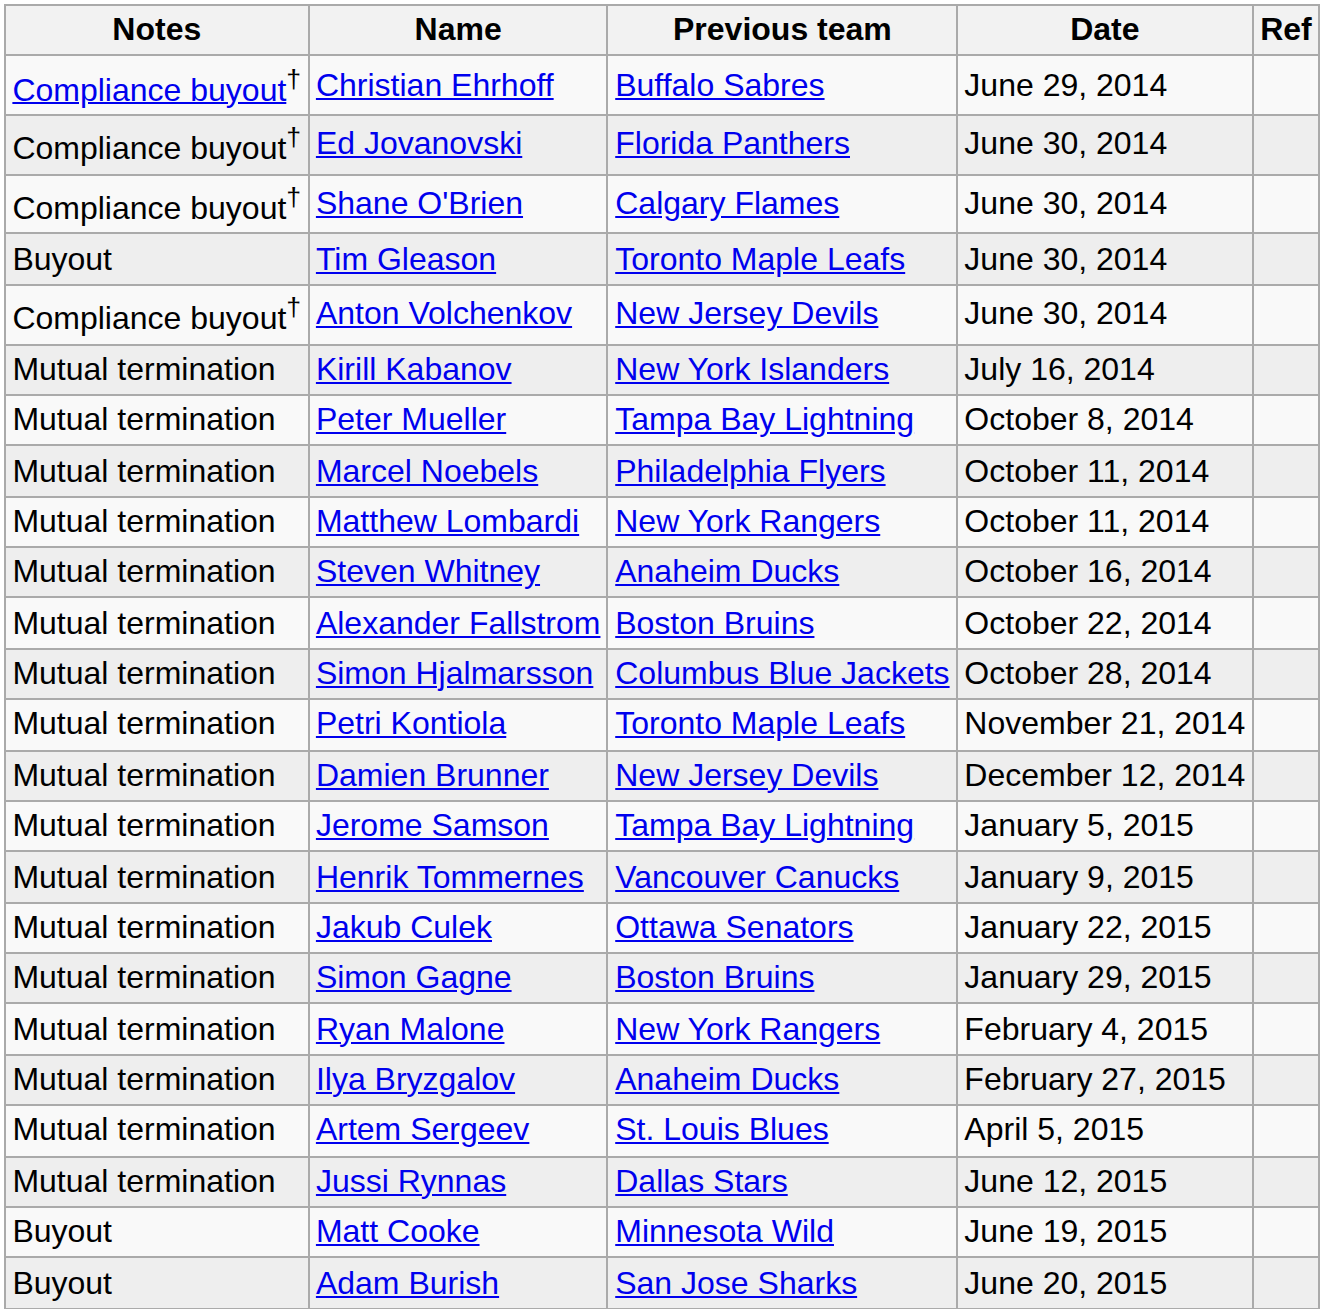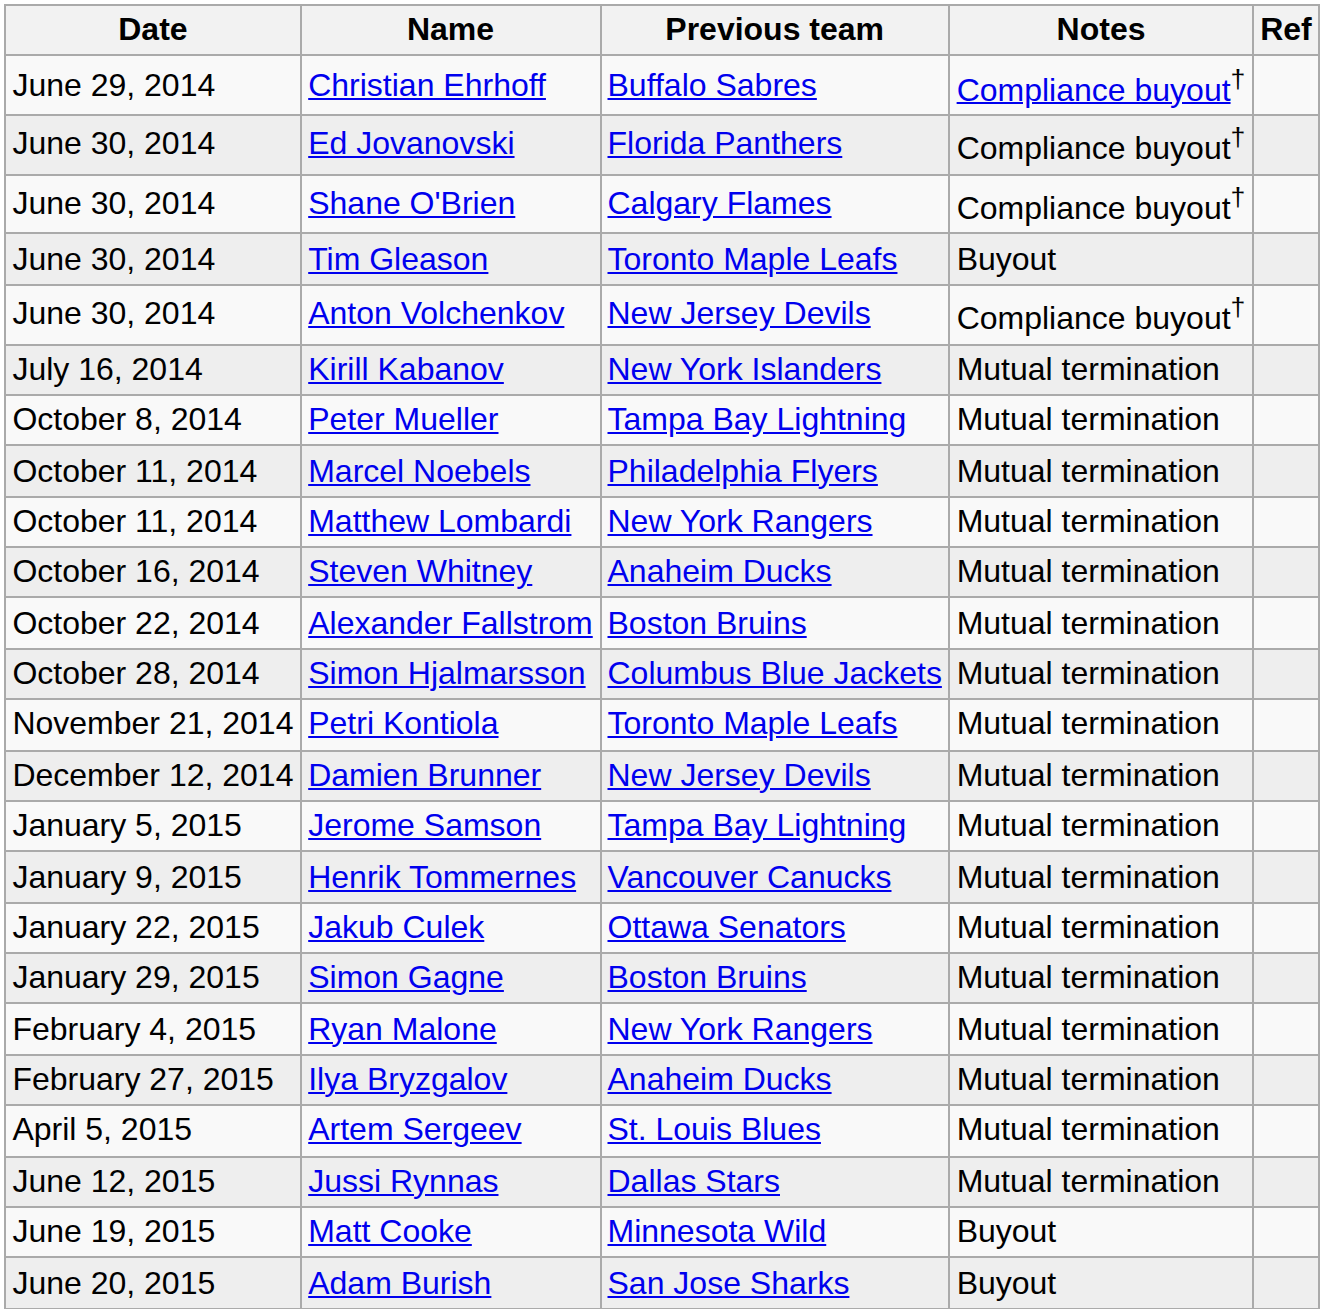columns swapped: (1105, 29) <-> (157, 29)
